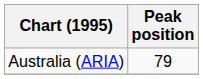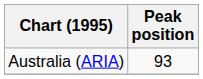(163, 61) 79 -> (163, 61) 93
